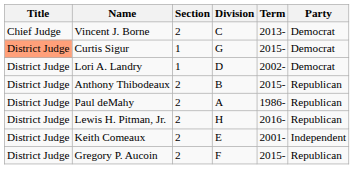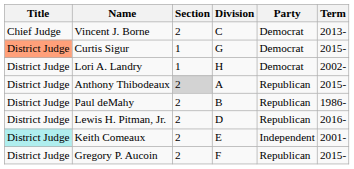columns swapped: (318, 13) <-> (273, 13)
(219, 66) D -> (219, 66) H
(178, 84) no background -> (178, 84) lightgrey background
(219, 84) B -> (219, 84) A
(219, 102) A -> (219, 102) B
(219, 119) H -> (219, 119) D
(38, 137) no background -> (38, 137) paleturquoise background
